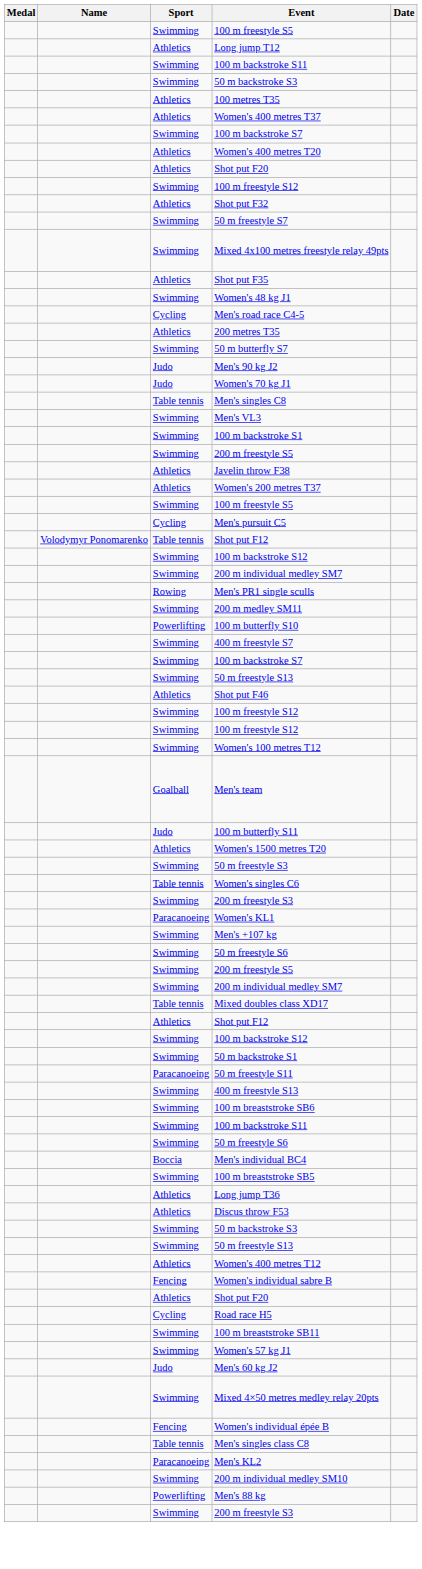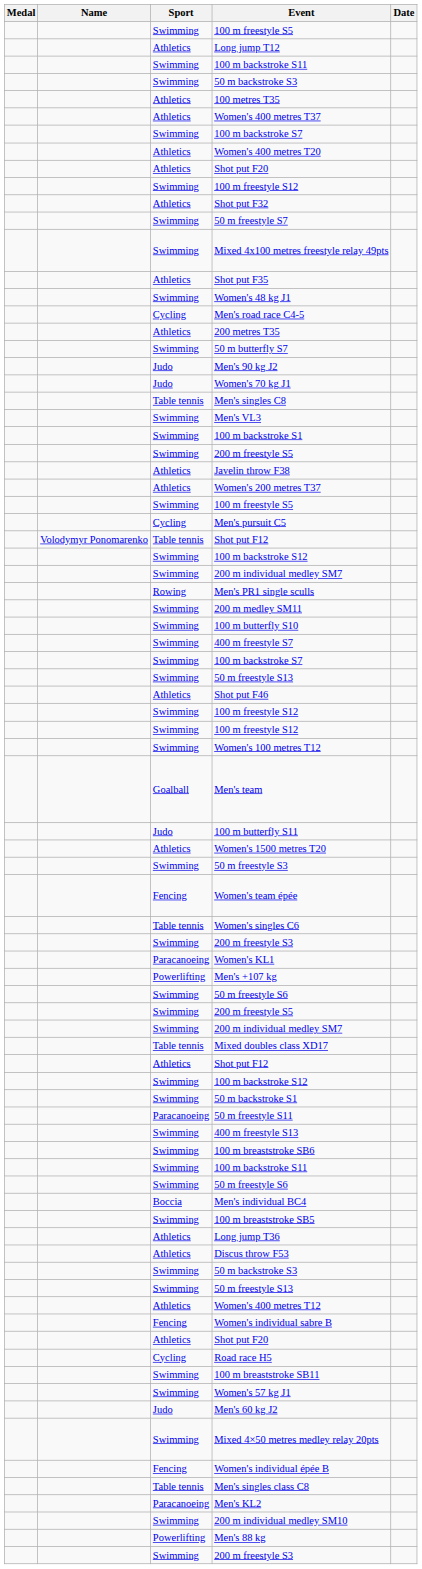(179, 626) Powerlifting -> (176, 626) Swimming
+ row: (94, 896)
(176, 935) Swimming -> (179, 977) Powerlifting
